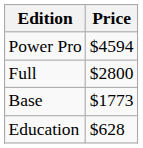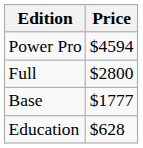(112, 101) $1773 -> (112, 101) $1777
